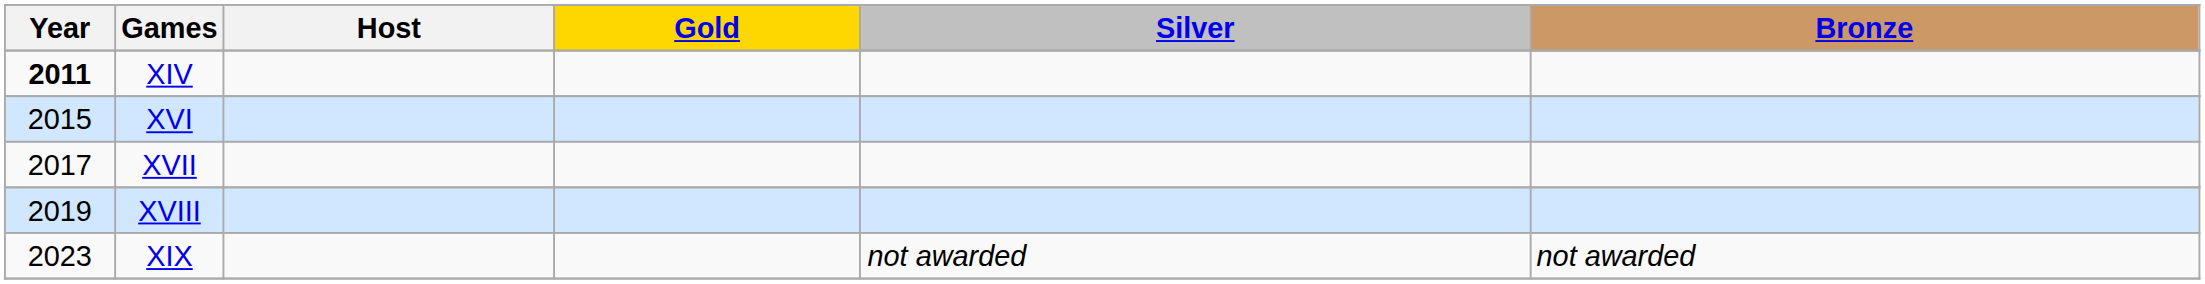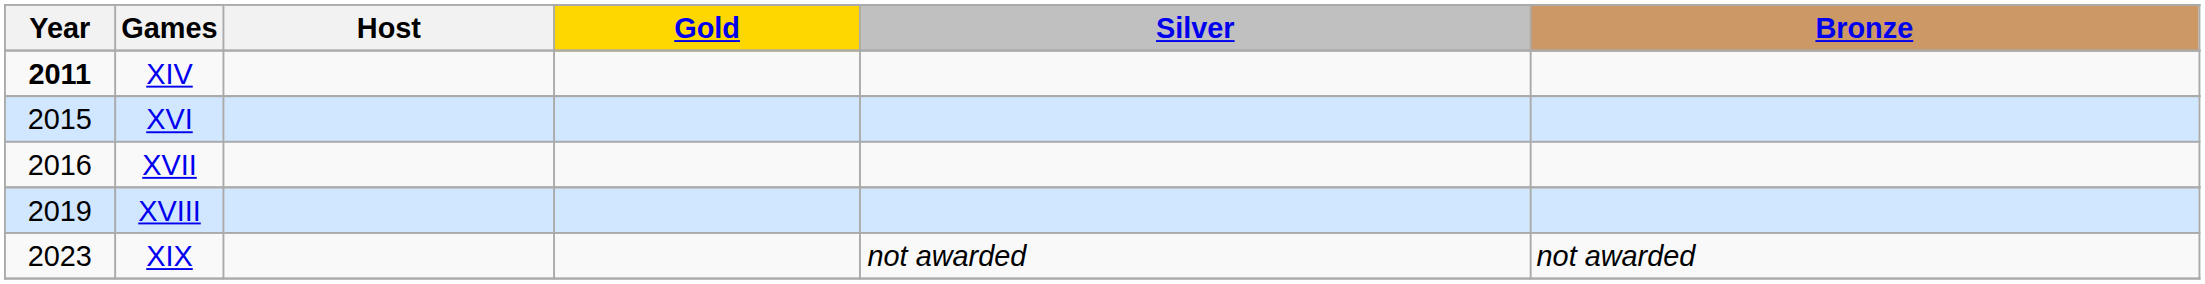(60, 165) 2017 -> (60, 165) 2016
